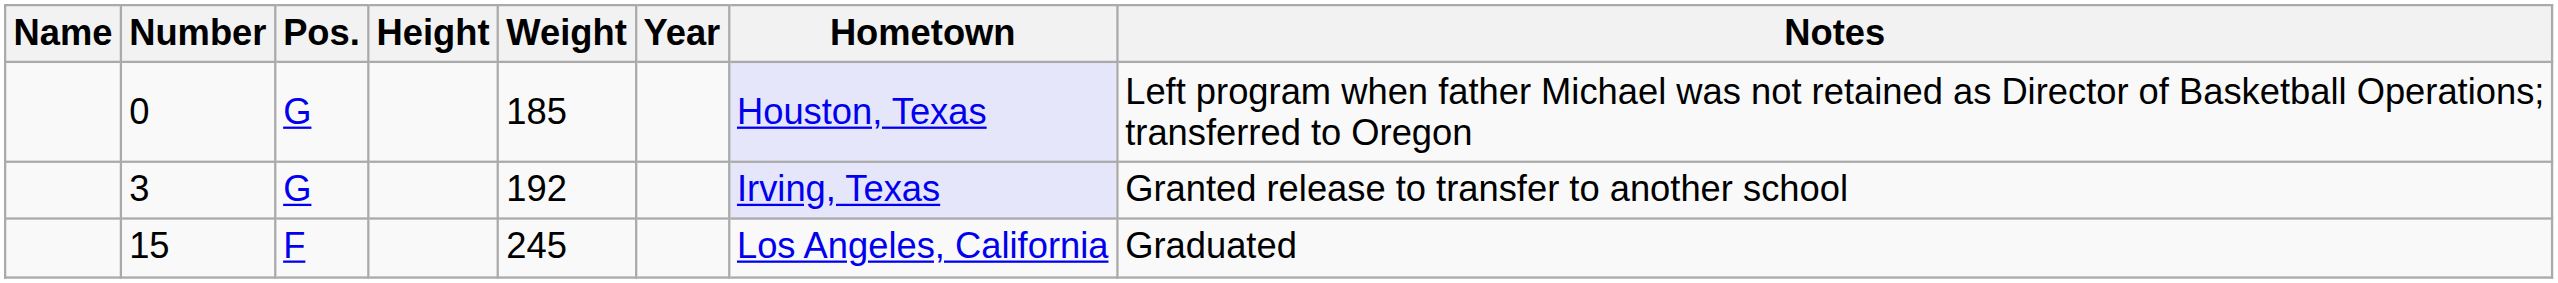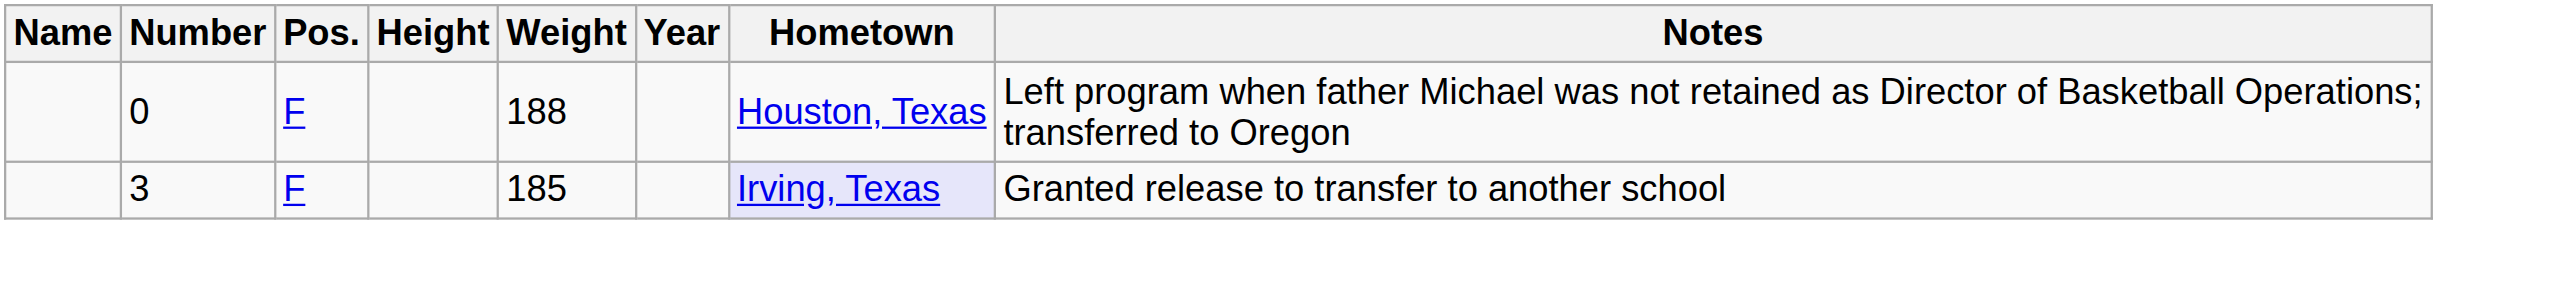(297, 111) G -> (294, 111) F
(537, 111) 185 -> (537, 111) 188
(862, 111) lavender background -> (862, 111) no background
(297, 189) G -> (294, 189) F
(537, 189) 192 -> (537, 189) 185
- row: (149, 246)
